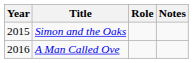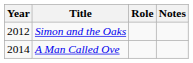(18, 31) 2015 -> (18, 31) 2012
(18, 49) 2016 -> (18, 49) 2014
